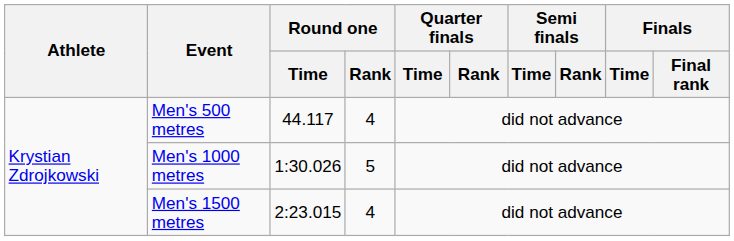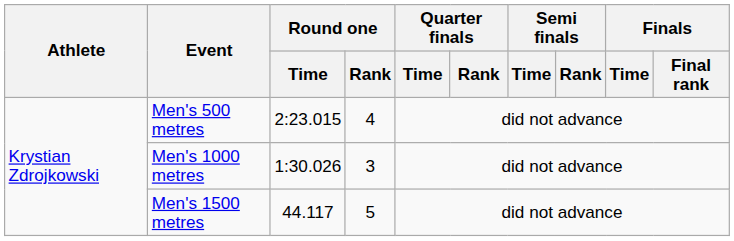(308, 120) 44.117 -> (308, 120) 2:23.015
(370, 166) 5 -> (370, 166) 3
(308, 212) 2:23.015 -> (308, 212) 44.117
(370, 212) 4 -> (370, 212) 5
